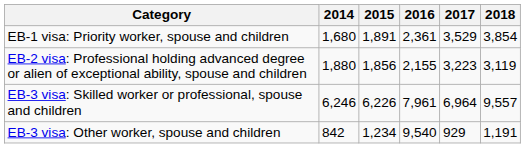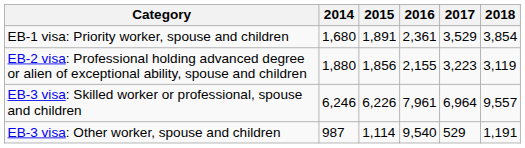(333, 132) 842 -> (333, 132) 987
(379, 132) 1,234 -> (379, 132) 1,114
(454, 132) 929 -> (454, 132) 529
